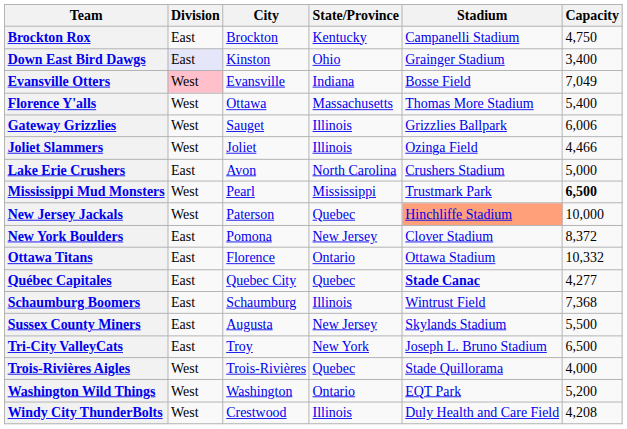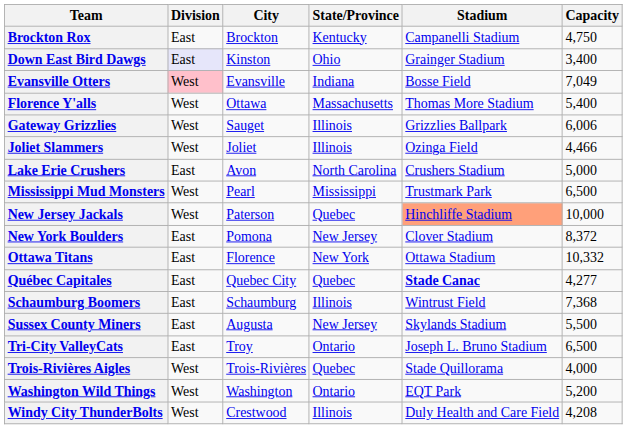(581, 192) bold -> (581, 192) normal
(334, 258) Ontario -> (341, 258) New York
(341, 346) New York -> (334, 346) Ontario
